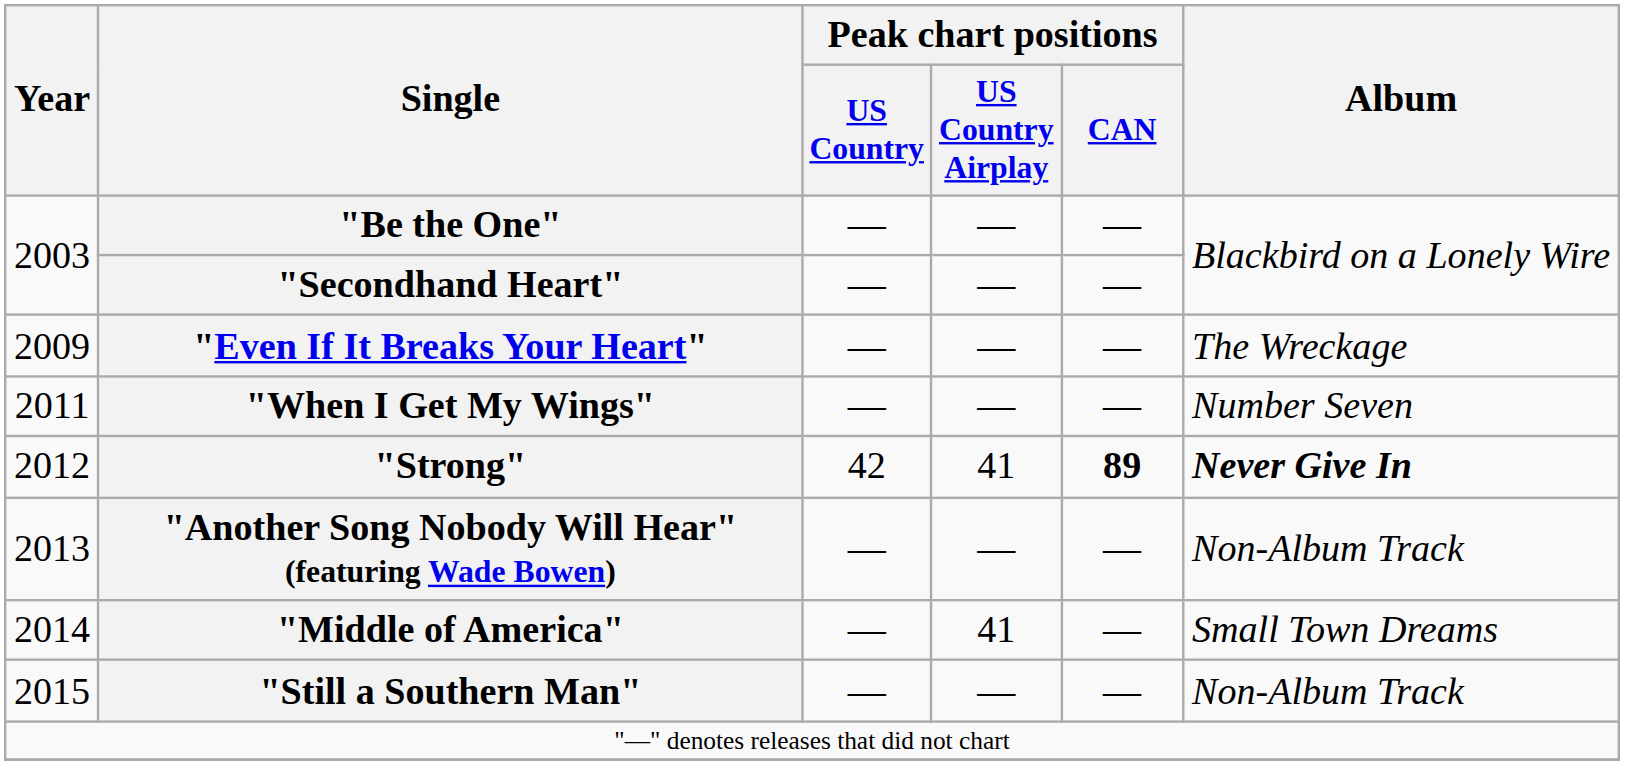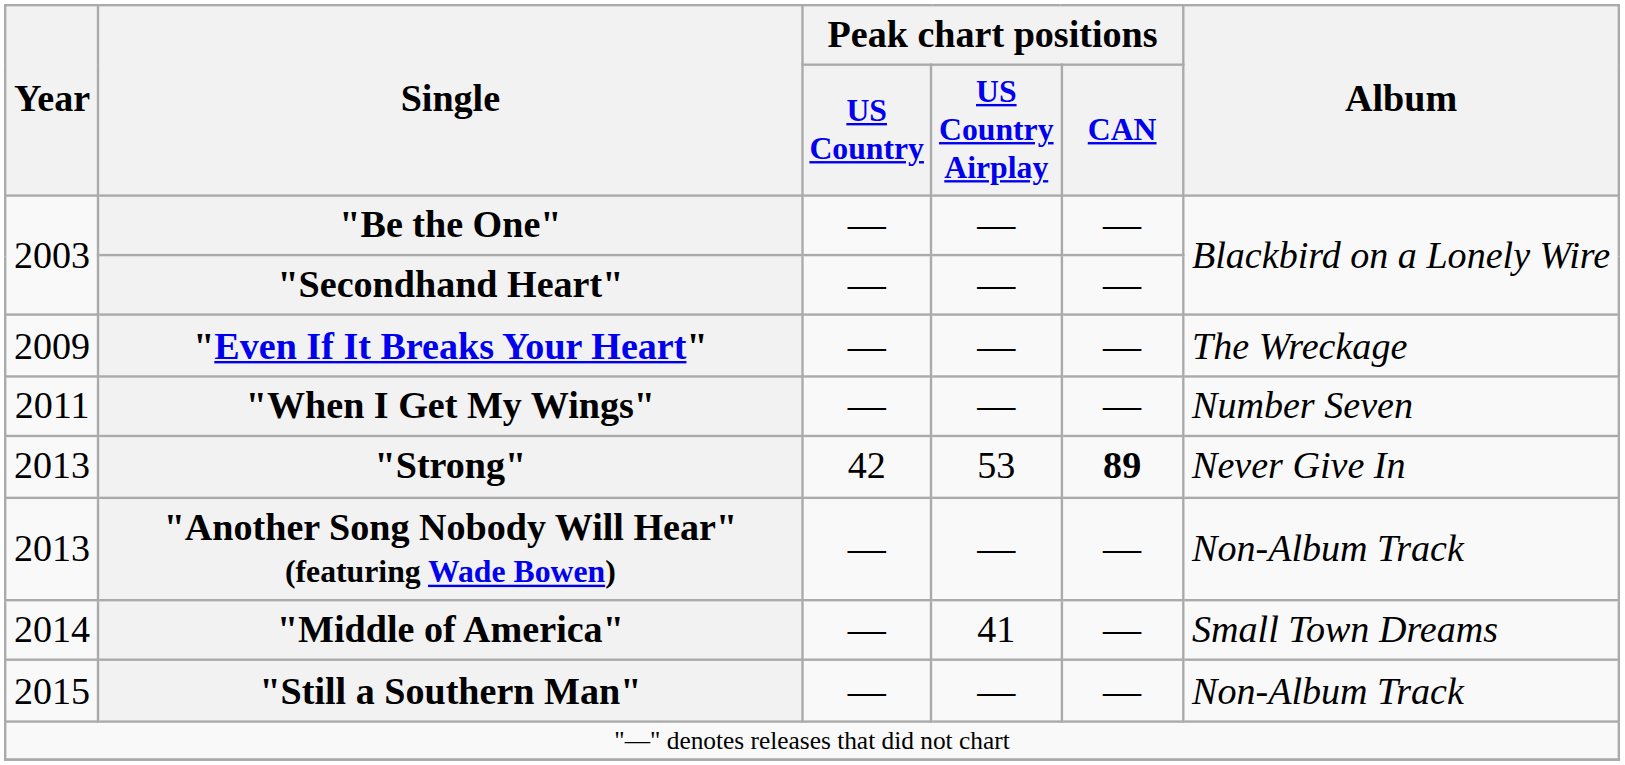(52, 465) 2012 -> (52, 465) 2013
(996, 465) 41 -> (996, 465) 53
(1302, 465) bold -> (1299, 465) normal
